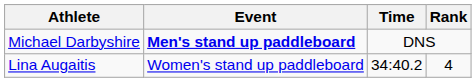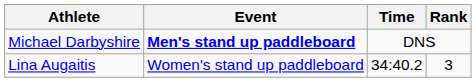(448, 66) 4 -> (448, 66) 3
